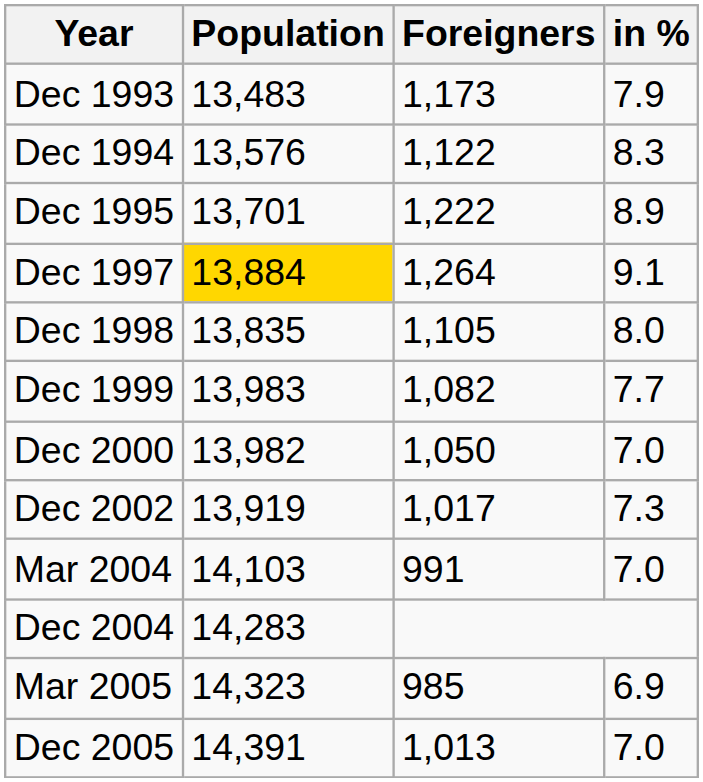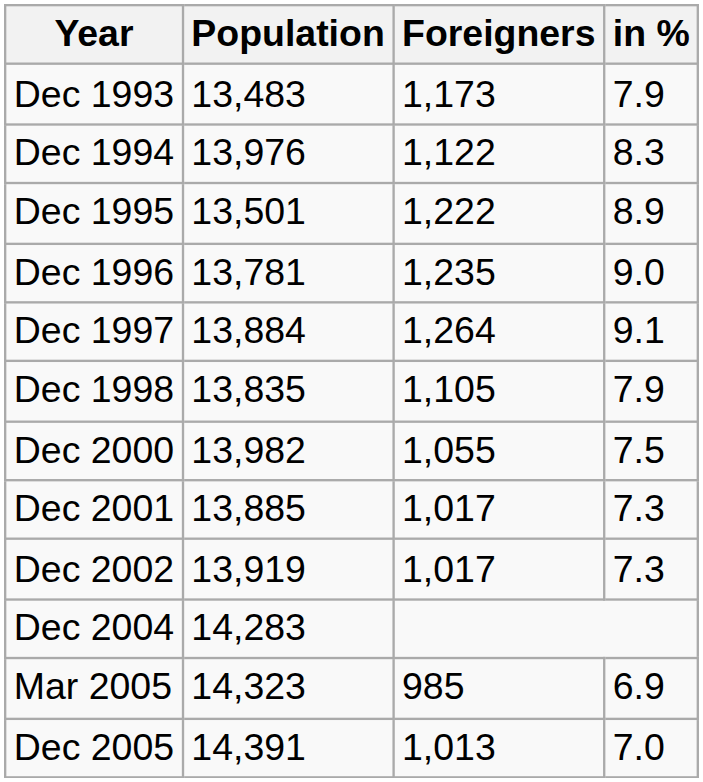(249, 152) 13,576 -> (249, 152) 13,976
(249, 212) 13,701 -> (249, 212) 13,501
+ row: (94, 271)
(249, 271) gold background -> (249, 331) no background
(639, 331) 8.0 -> (639, 390) 7.9
- row: (94, 390)
(449, 449) 1,050 -> (449, 449) 1,055
(639, 449) 7.0 -> (639, 449) 7.5
+ row: (94, 509)
- row: (93, 568)
